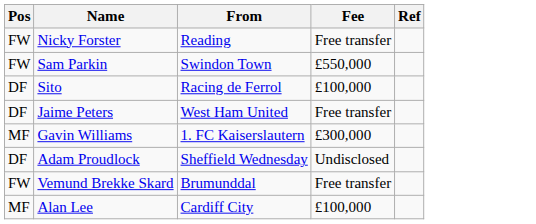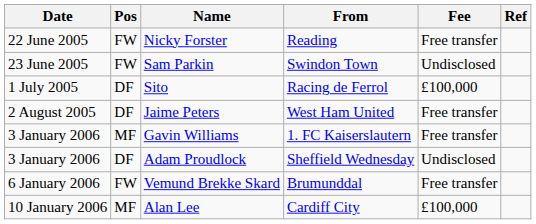+ column: (58, 16)
(343, 64) £550,000 -> (458, 64) Undisclosed
(343, 135) £300,000 -> (459, 135) Free transfer
